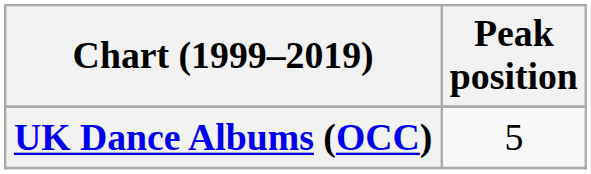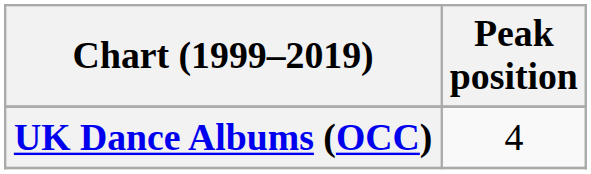(514, 136) 5 -> (514, 136) 4
